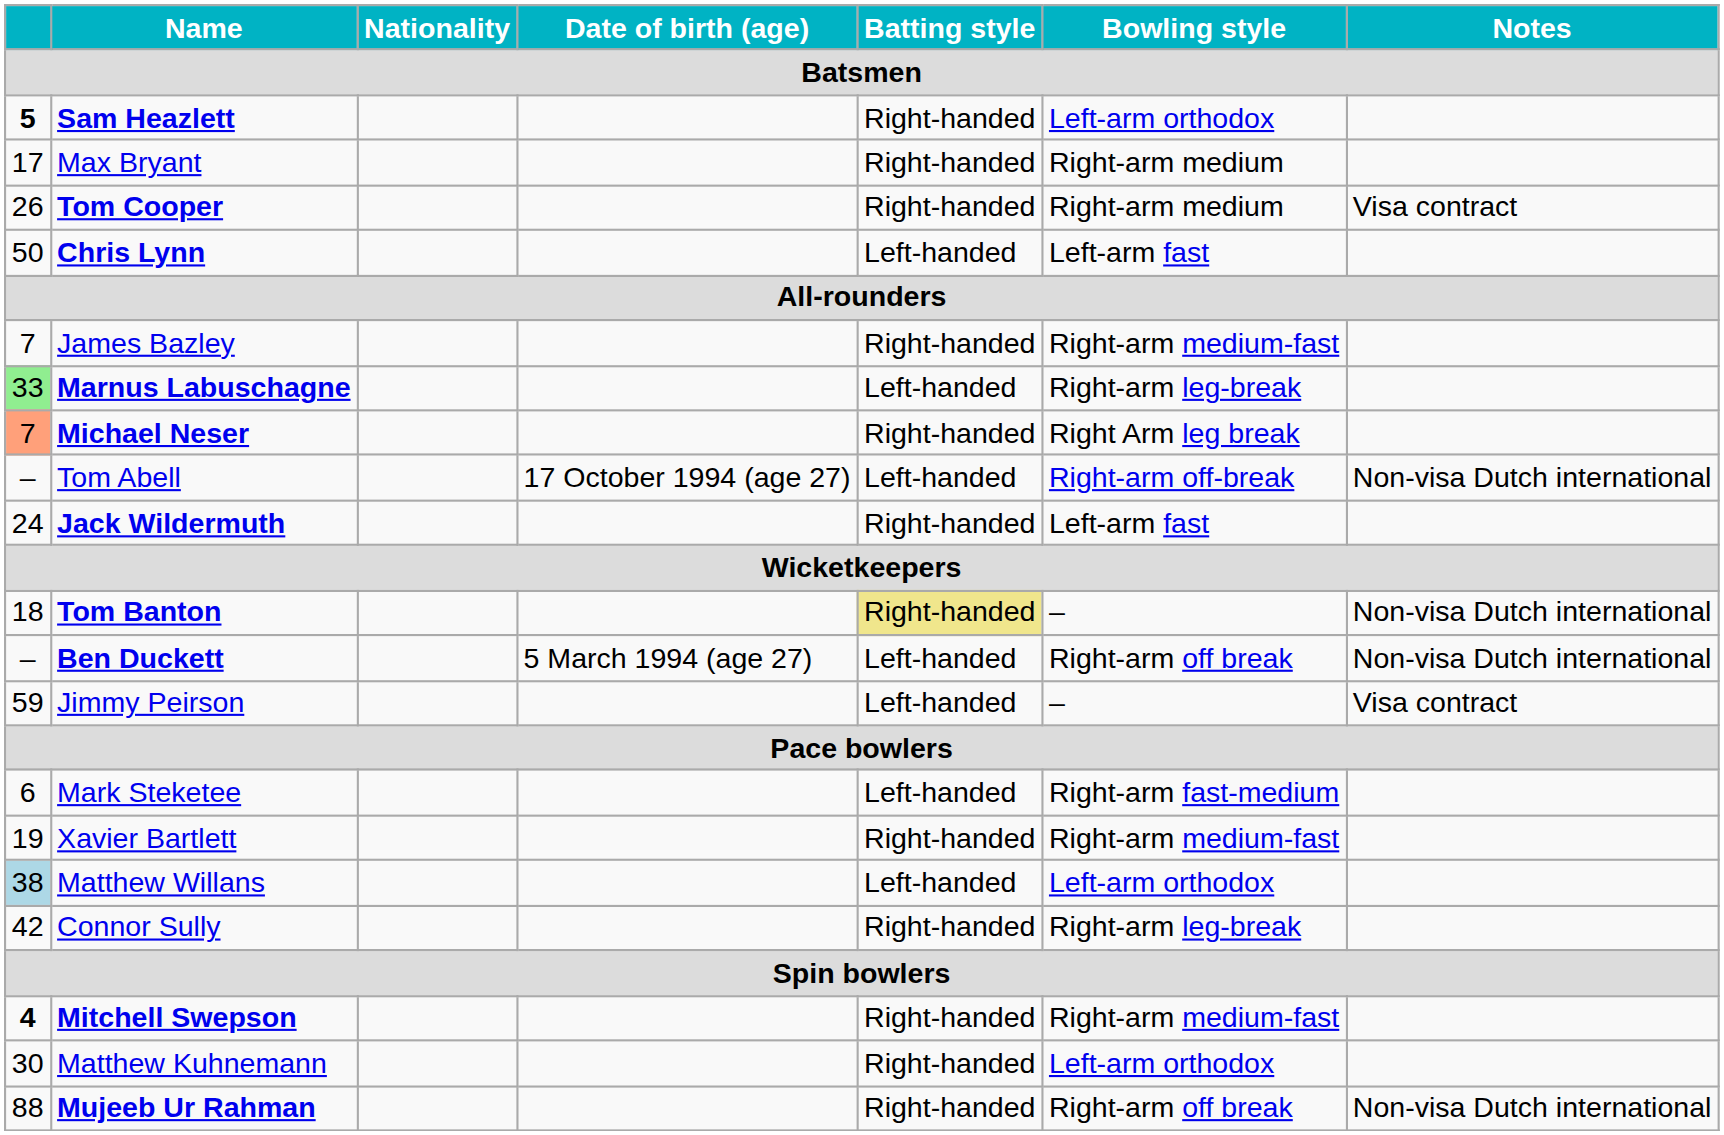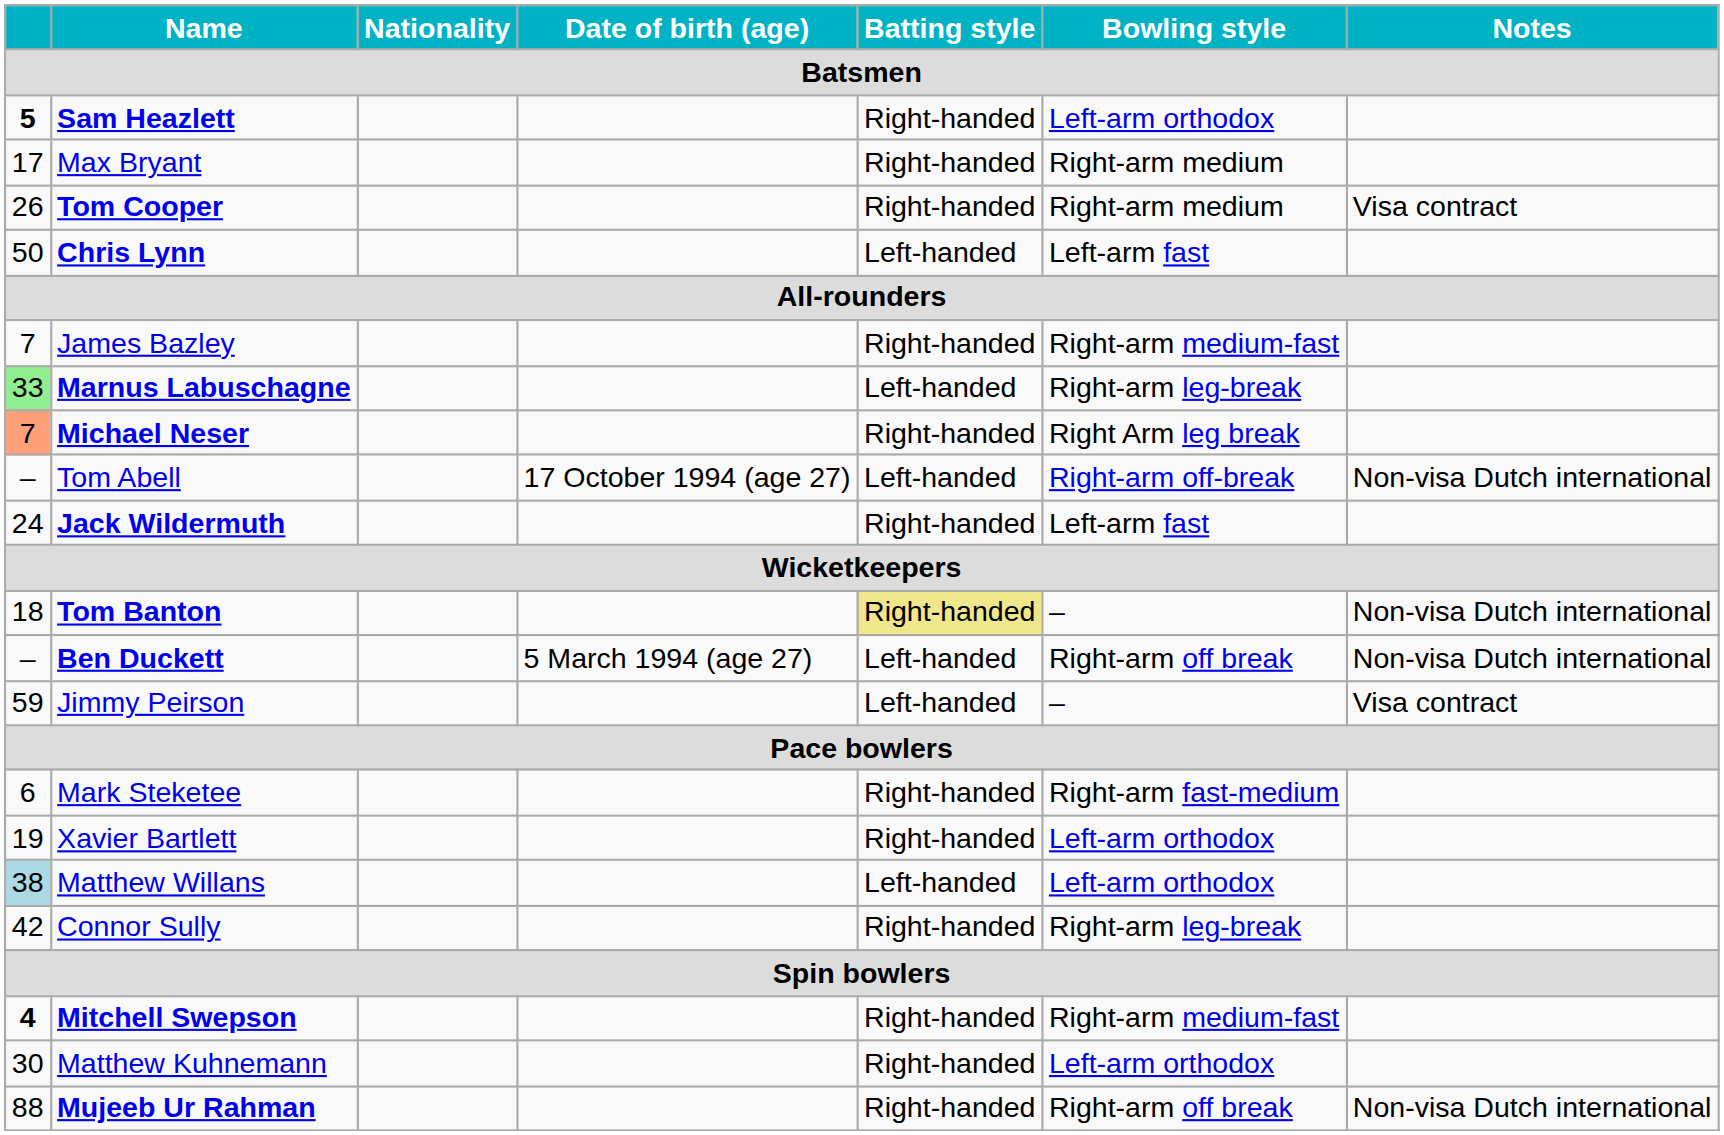(940, 792) Left-handed -> (950, 792) Right-handed
(1194, 837) Right-arm medium-fast -> (1162, 837) Left-arm orthodox
